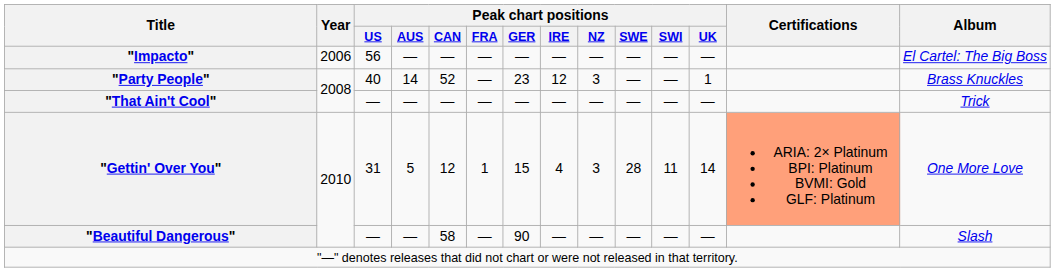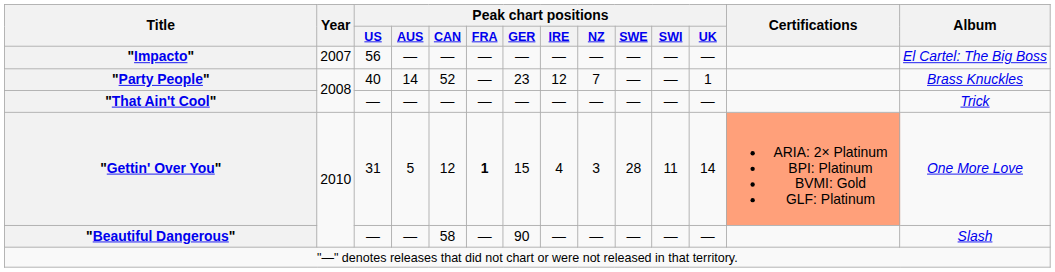(336, 57) 2006 -> (336, 57) 2007
(596, 79) 3 -> (596, 79) 7
(485, 168) normal -> (485, 168) bold
